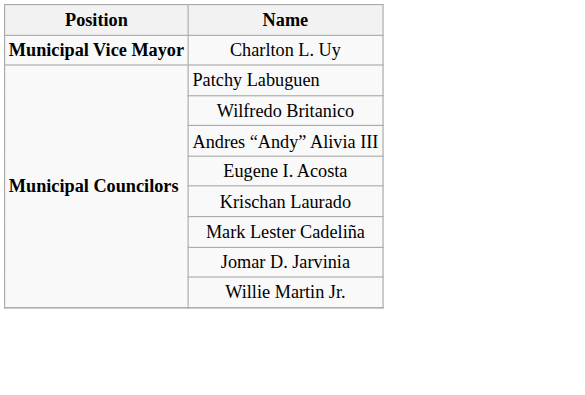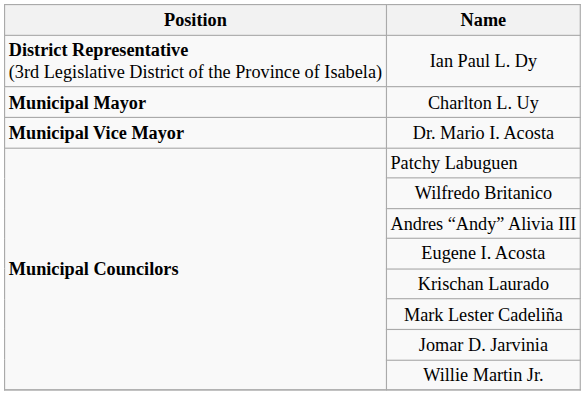+ row: (483, 61)
(96, 50) Municipal Vice Mayor -> (77, 102) Municipal Mayor
+ row: (483, 132)
